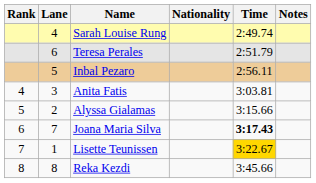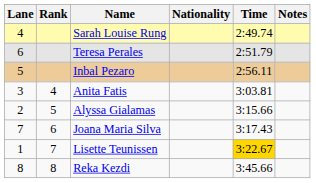columns swapped: (21, 14) <-> (54, 14)
(254, 129) bold -> (254, 129) normal
